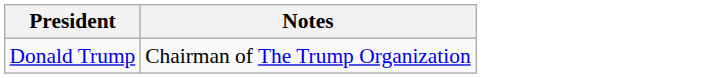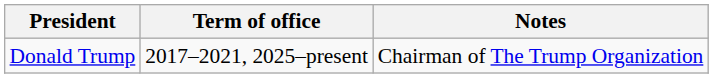+ column: (257, 21)
